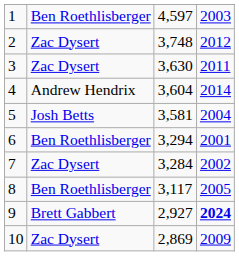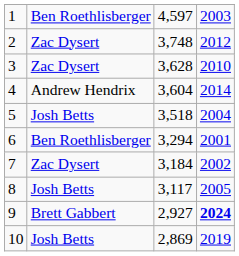(175, 66) 3,630 -> (175, 66) 3,628
(215, 66) 2011 -> (215, 66) 2010
(175, 115) 3,581 -> (175, 115) 3,518
(175, 164) 3,284 -> (175, 164) 3,184
(91, 189) Ben Roethlisberger -> (62, 189) Josh Betts
(65, 238) Zac Dysert -> (62, 238) Josh Betts
(215, 238) 2009 -> (215, 238) 2019
